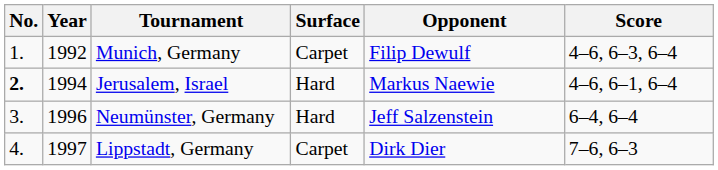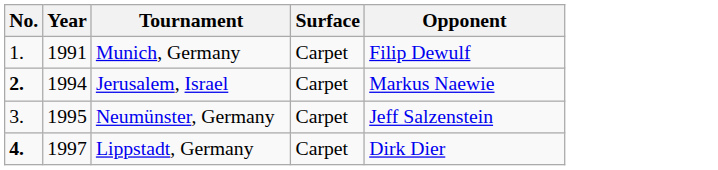- column: (639, 20)
(67, 51) 1992 -> (67, 51) 1991
(315, 83) Hard -> (322, 83) Carpet
(67, 115) 1996 -> (67, 115) 1995
(315, 115) Hard -> (322, 115) Carpet
(17, 147) normal -> (17, 147) bold
